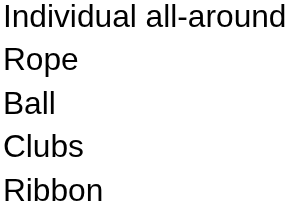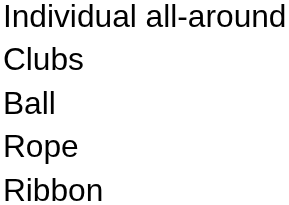rows swapped: (41, 59) <-> (43, 146)
